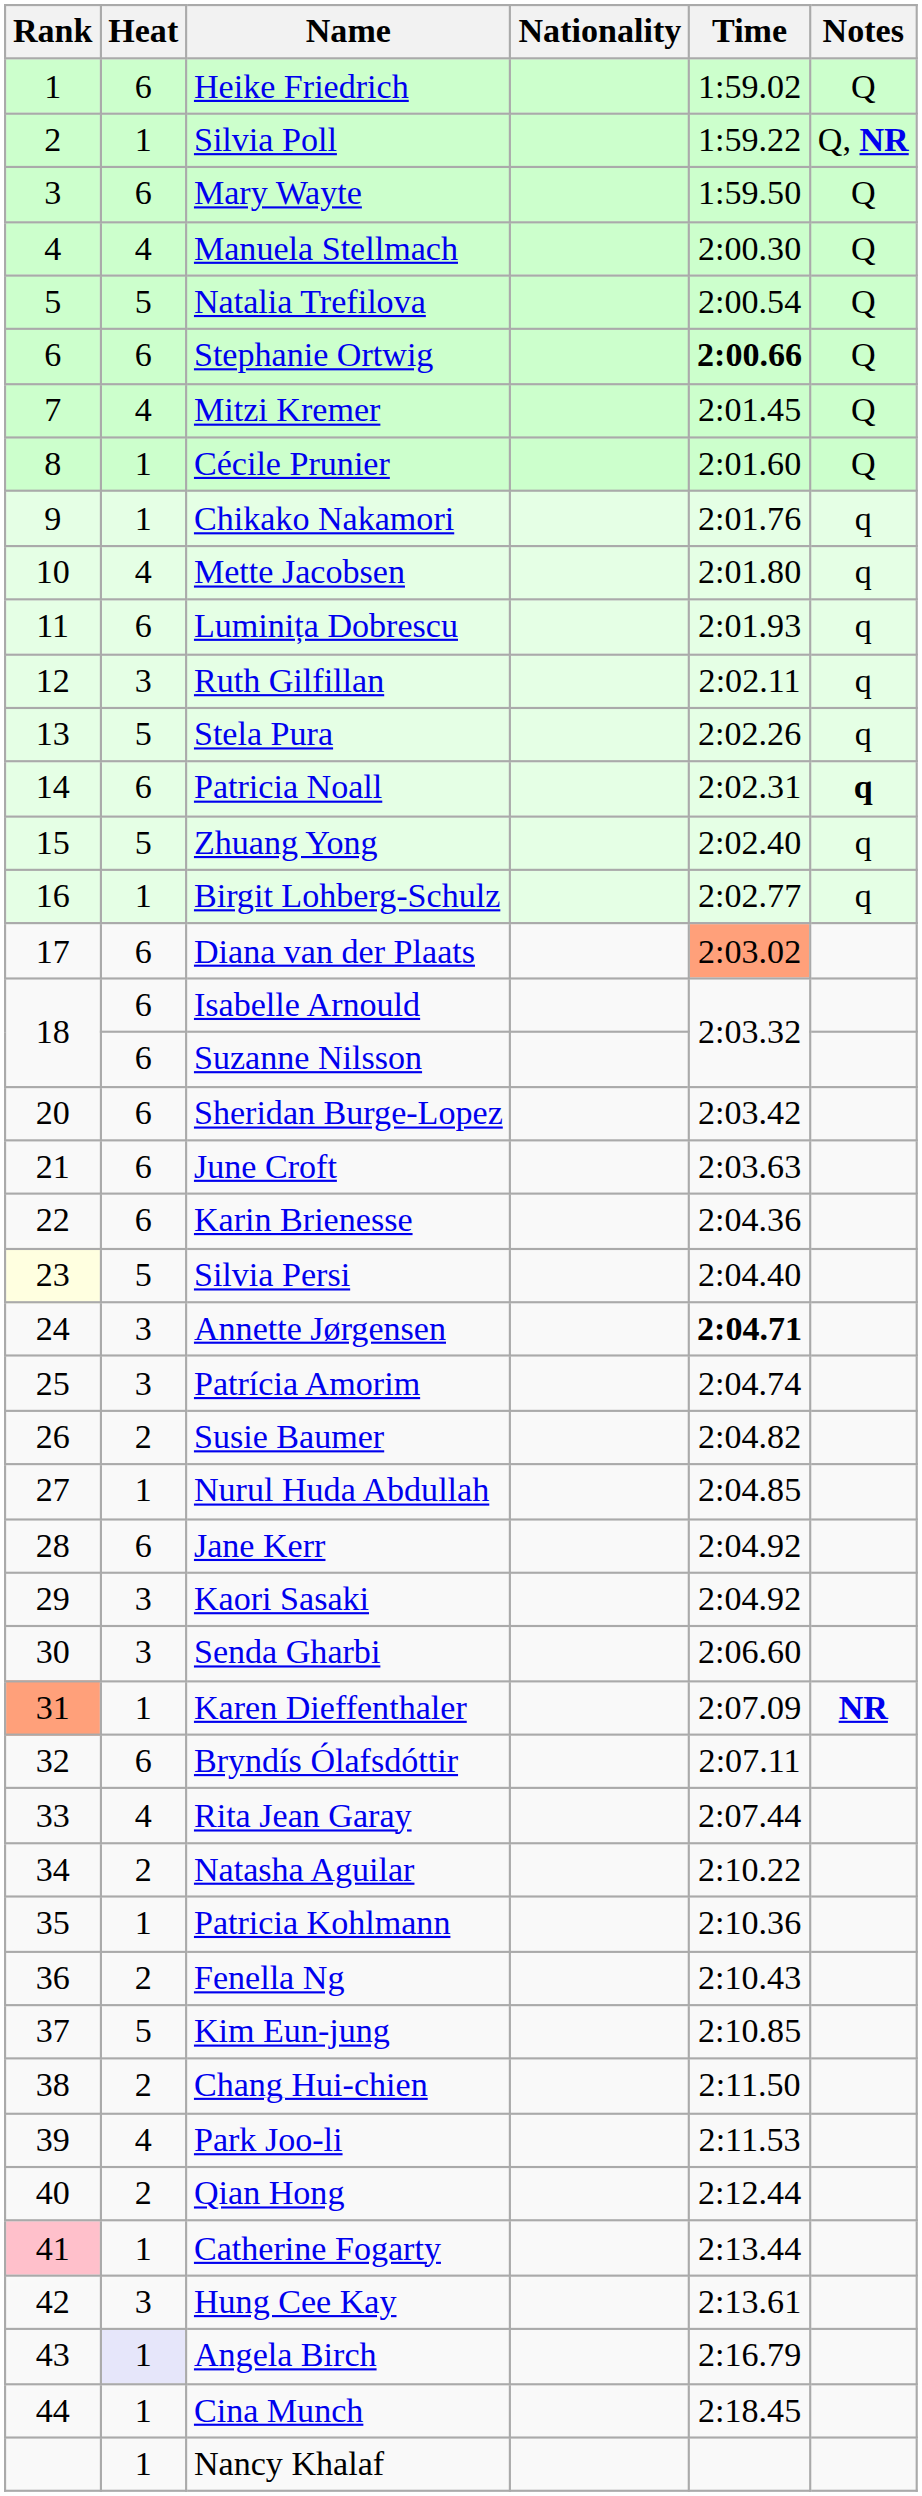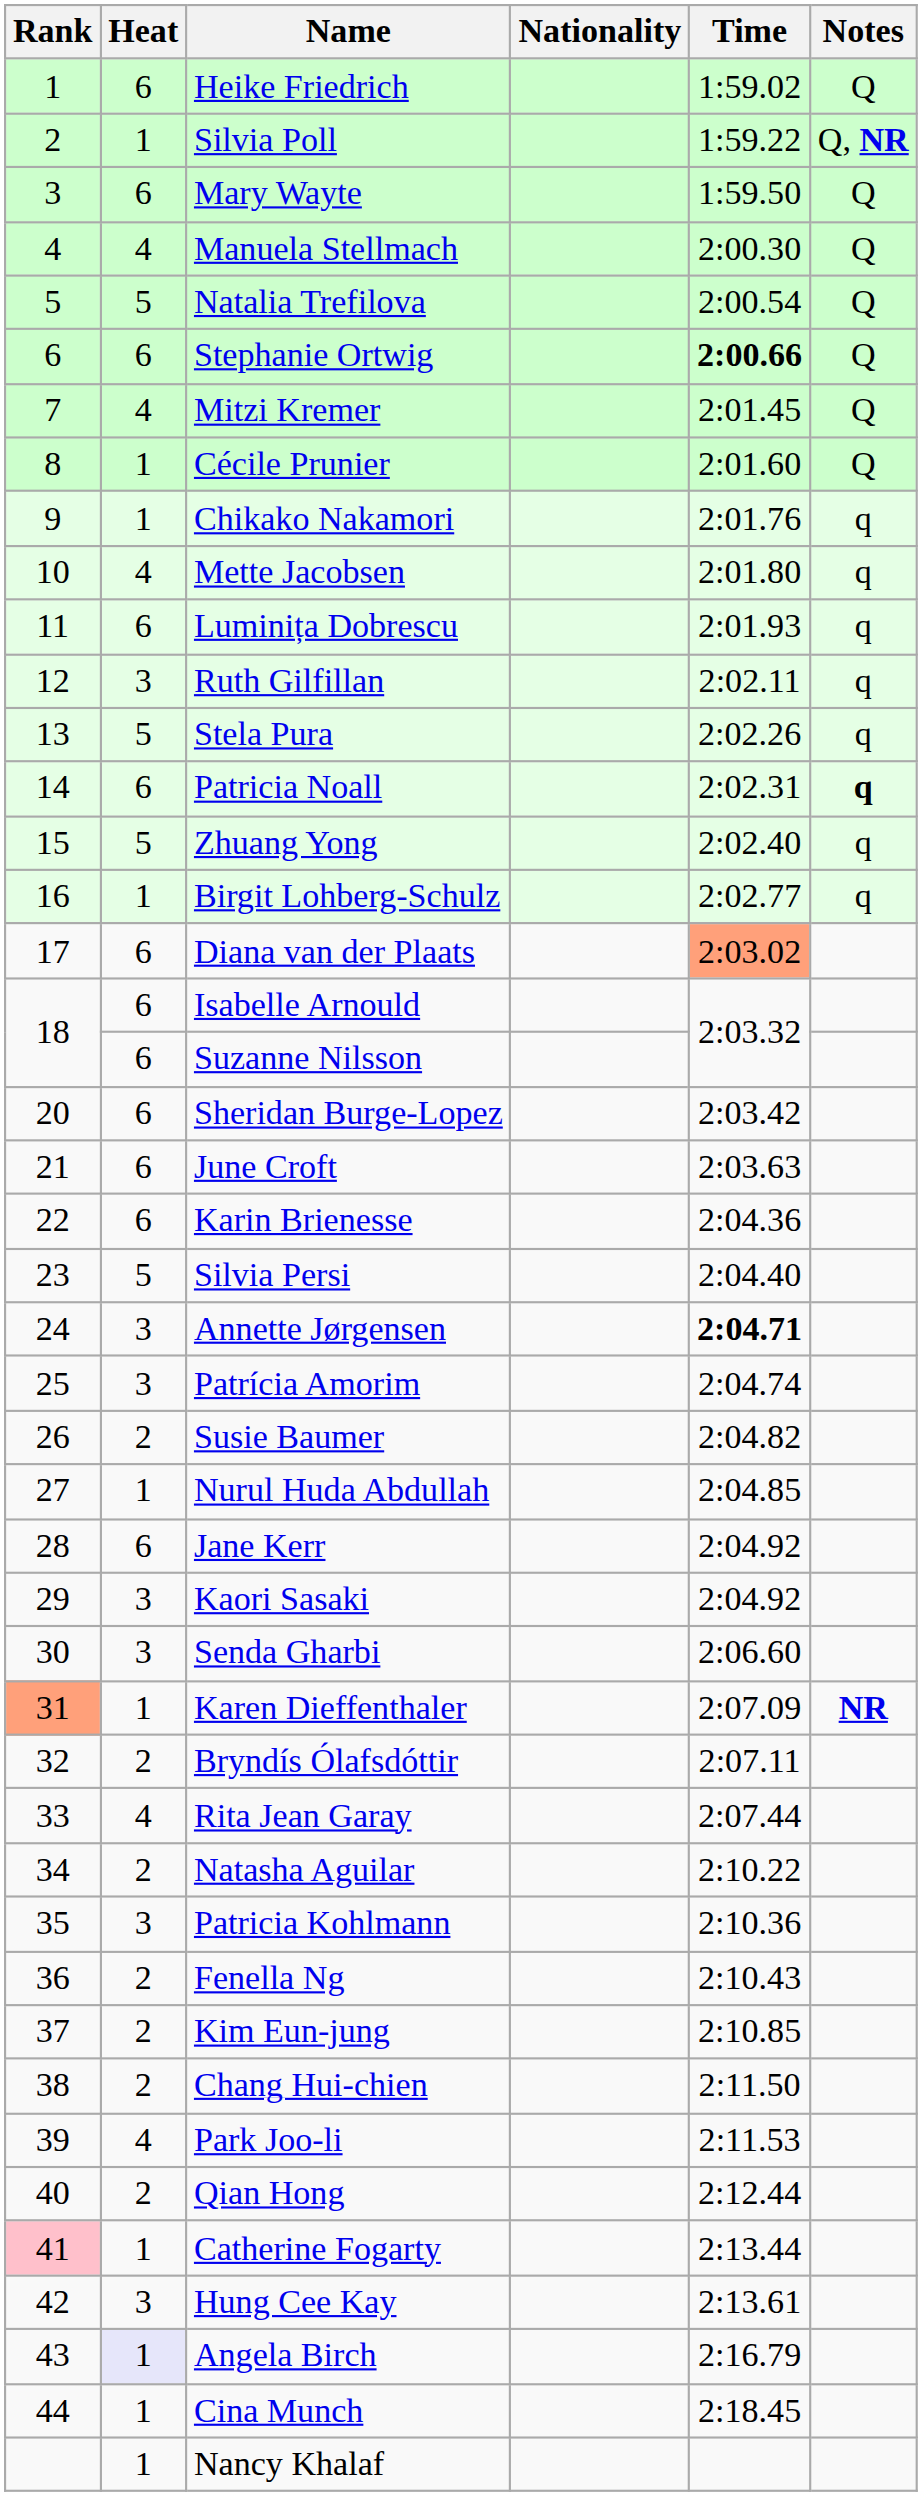(53, 1274) lightyellow background -> (53, 1274) no background
(143, 1761) 6 -> (143, 1761) 2
(143, 1923) 1 -> (143, 1923) 3
(143, 2031) 5 -> (143, 2031) 2
